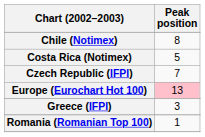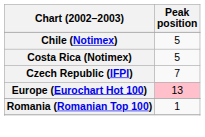(177, 40) 8 -> (177, 40) 5
- row: (79, 106)
